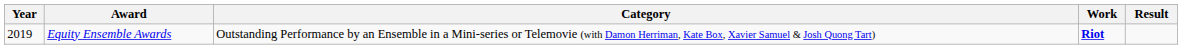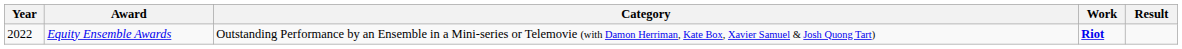(20, 34) 2019 -> (20, 34) 2022
